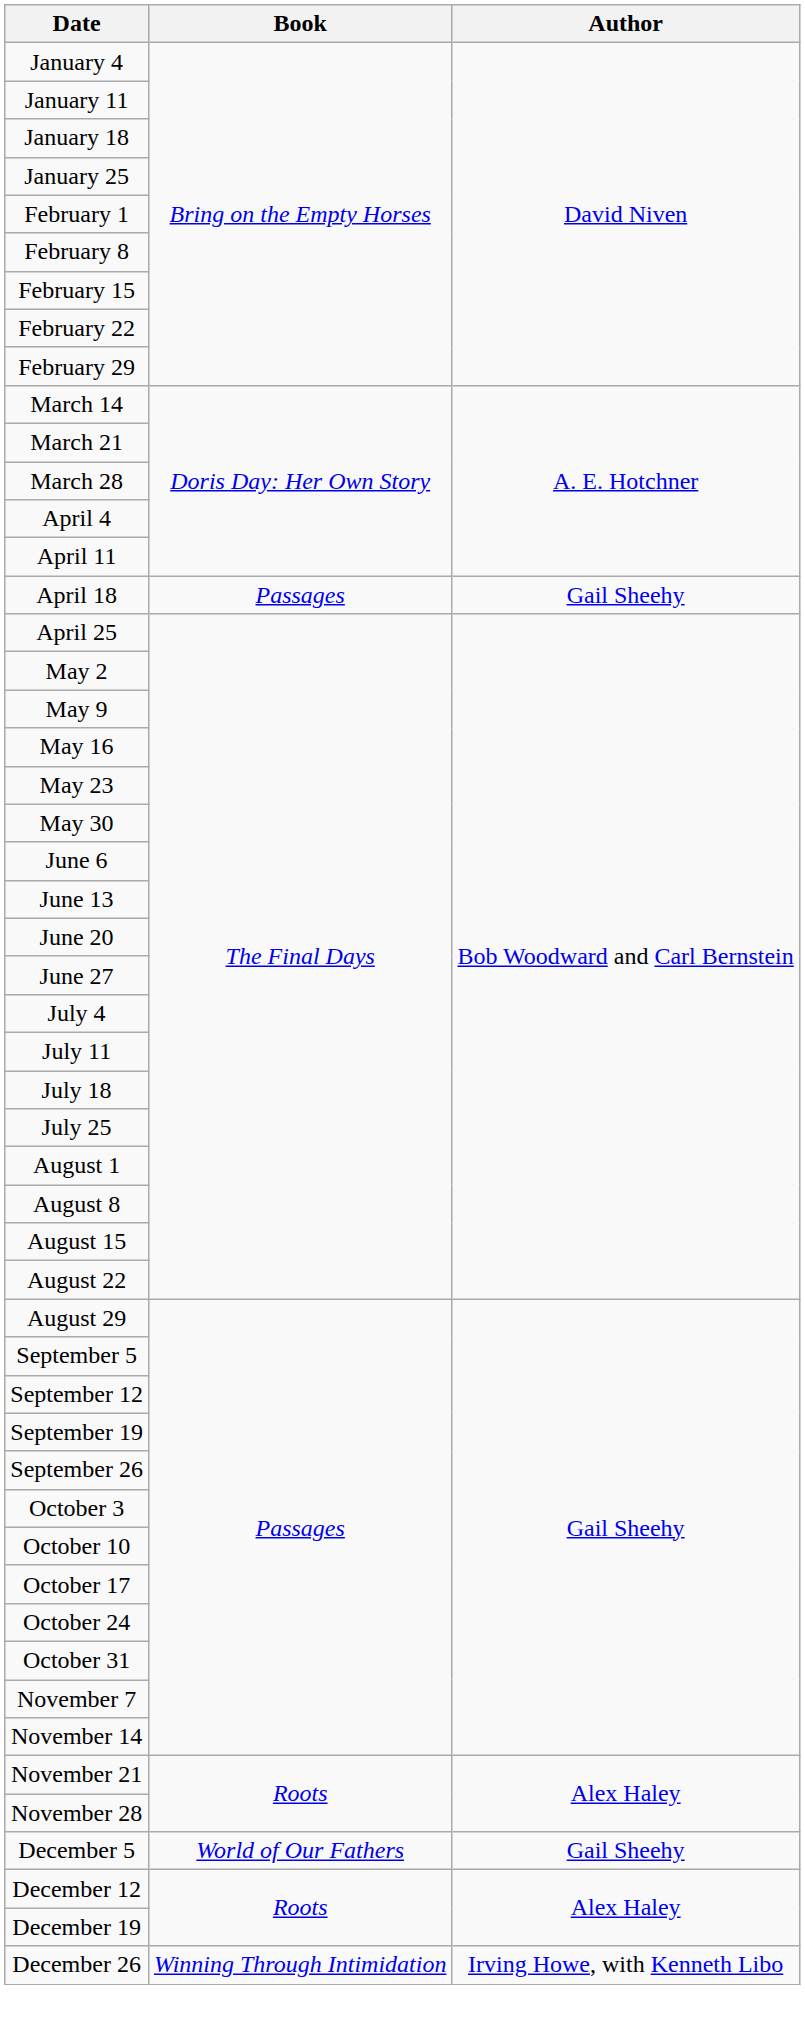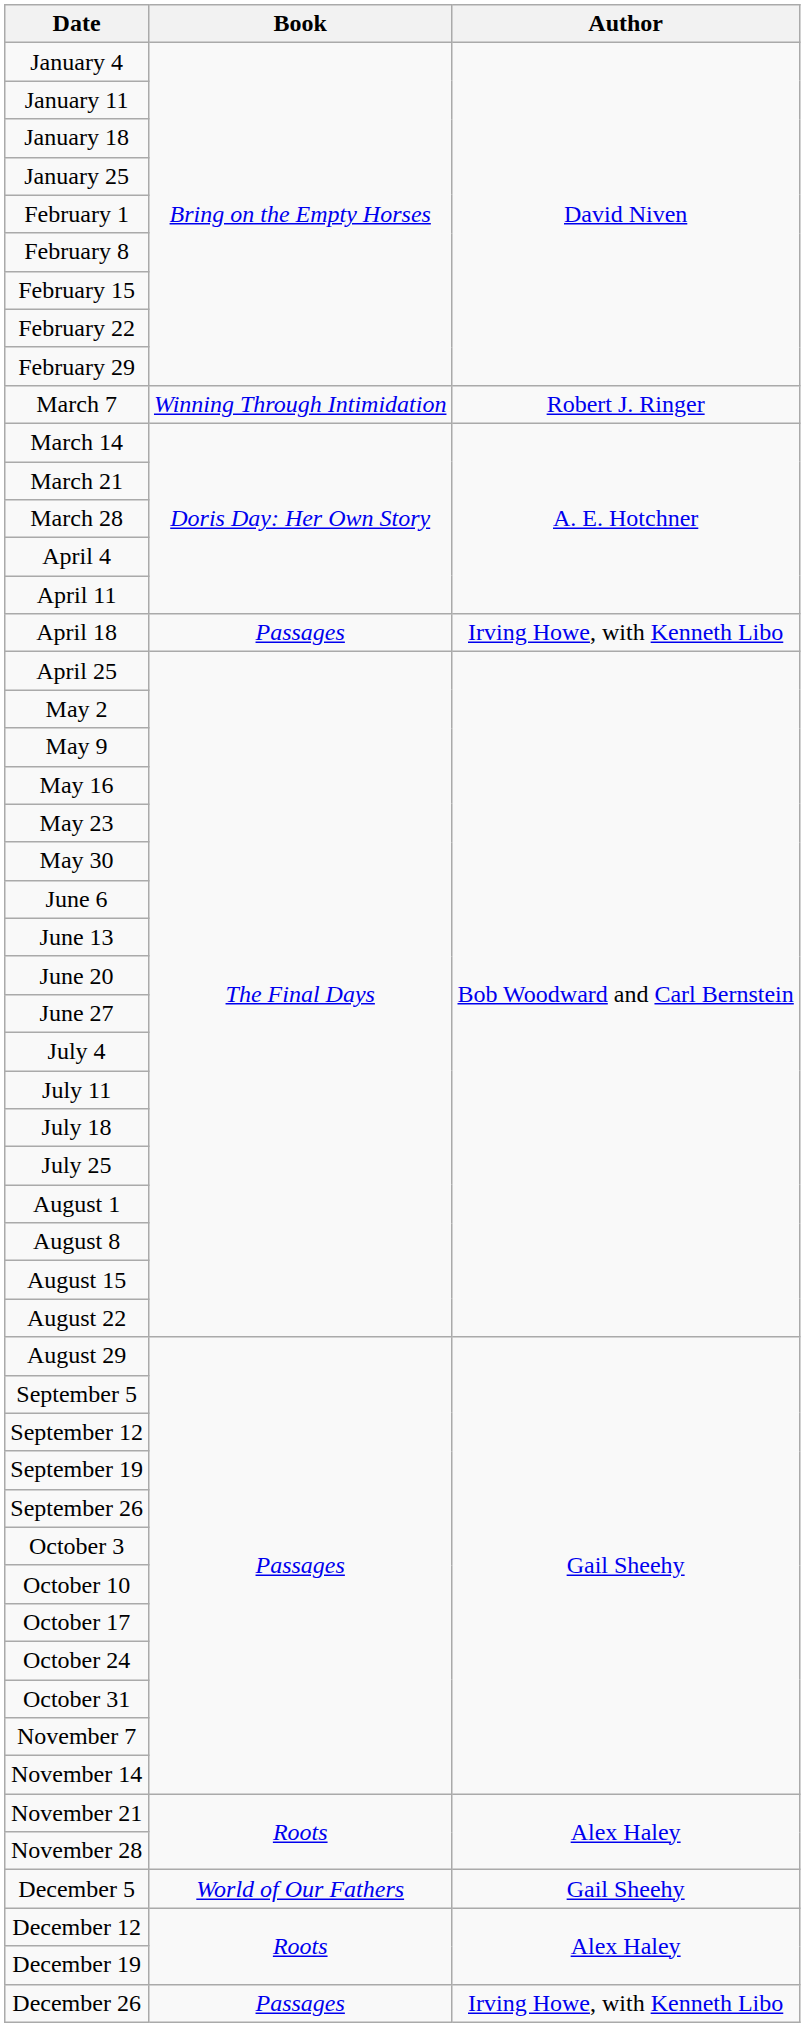+ row: (77, 404)
(626, 594) Gail Sheehy -> (626, 632) Irving Howe, with Kenneth Libo
(300, 1964) Winning Through Intimidation -> (300, 2002) Passages
